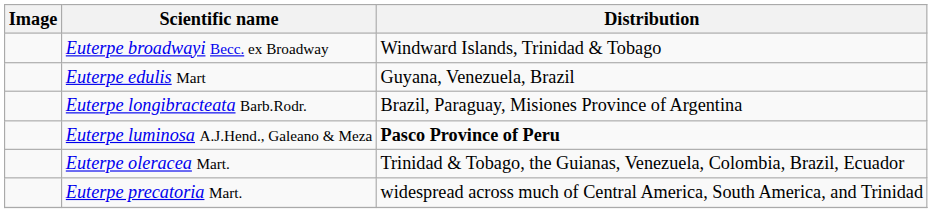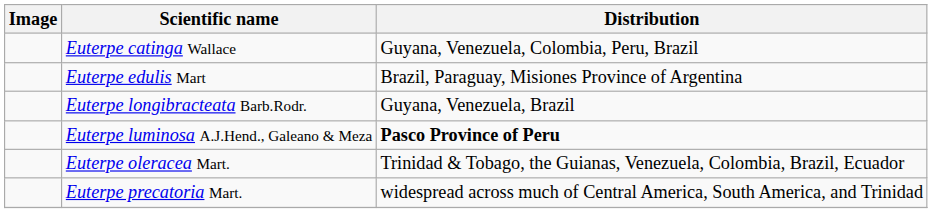- row: (197, 47)
+ row: (151, 47)
(478, 76) Guyana, Venezuela, Brazil -> (561, 76) Brazil, Paraguay, Misiones Province of Argentina
(561, 105) Brazil, Paraguay, Misiones Province of Argentina -> (478, 105) Guyana, Venezuela, Brazil
